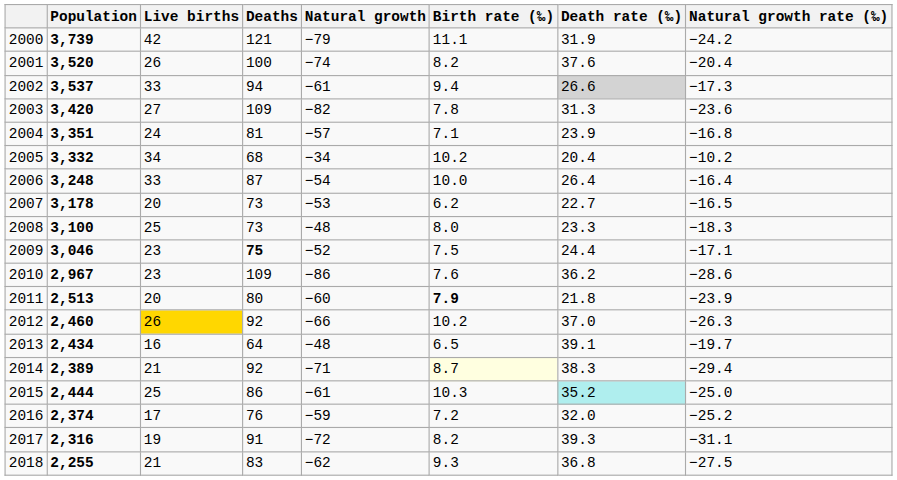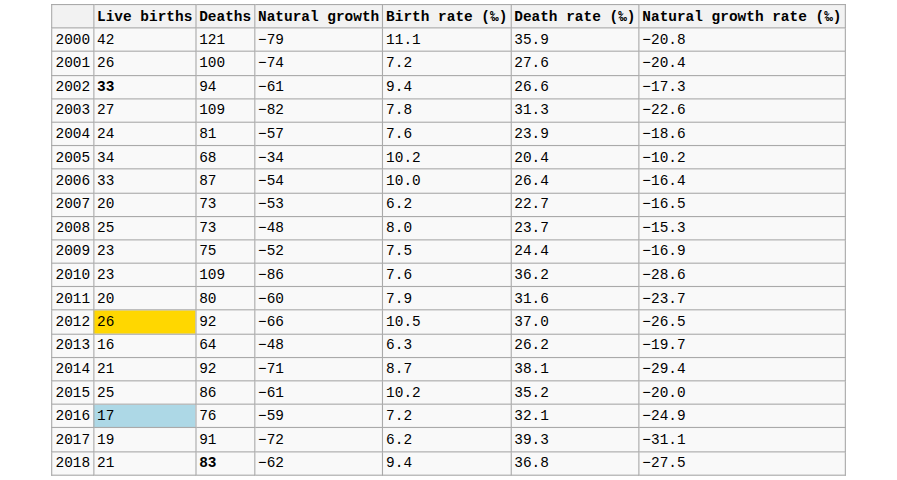- column: (94, 16)
(578, 40) 31.9 -> (532, 40) 35.9
(711, 40) −24.2 -> (664, 40) −20.8
(446, 63) 8.2 -> (399, 63) 7.2
(578, 63) 37.6 -> (532, 63) 27.6
(152, 87) normal -> (106, 87) bold
(578, 87) lightgrey background -> (532, 87) no background
(711, 110) −23.6 -> (664, 110) −22.6
(446, 134) 7.1 -> (399, 134) 7.6
(711, 134) −16.8 -> (664, 134) −18.6
(578, 228) 23.3 -> (532, 228) 23.7
(711, 228) −18.3 -> (664, 228) −15.3
(255, 251) bold -> (208, 251) normal
(711, 251) −17.1 -> (664, 251) −16.9
(446, 299) bold -> (399, 299) normal
(578, 299) 21.8 -> (532, 299) 31.6
(711, 299) −23.9 -> (664, 299) −23.7
(450, 322) 10.2 -> (403, 322) 10.5
(711, 322) −26.3 -> (664, 322) −26.5
(446, 346) 6.5 -> (399, 346) 6.3
(578, 346) 39.1 -> (532, 346) 26.2
(446, 369) lightyellow background -> (399, 369) no background
(578, 369) 38.3 -> (532, 369) 38.1
(450, 393) 10.3 -> (403, 393) 10.2
(578, 393) paleturquoise background -> (532, 393) no background
(711, 393) −25.0 -> (664, 393) −20.0
(152, 416) no background -> (106, 416) lightblue background
(578, 416) 32.0 -> (532, 416) 32.1
(711, 416) −25.2 -> (664, 416) −24.9
(446, 440) 8.2 -> (399, 440) 6.2
(255, 463) normal -> (208, 463) bold
(446, 463) 9.3 -> (399, 463) 9.4
